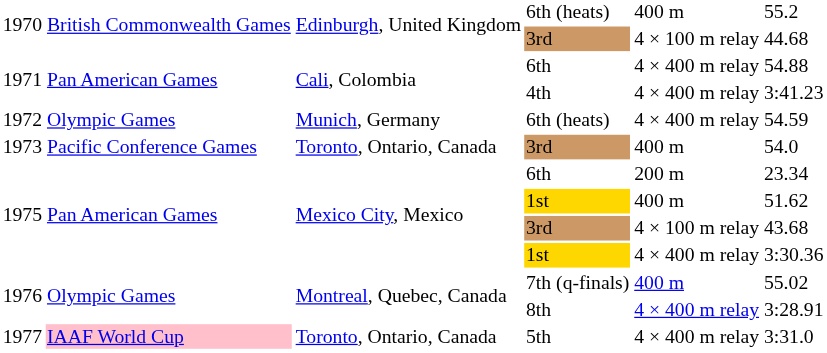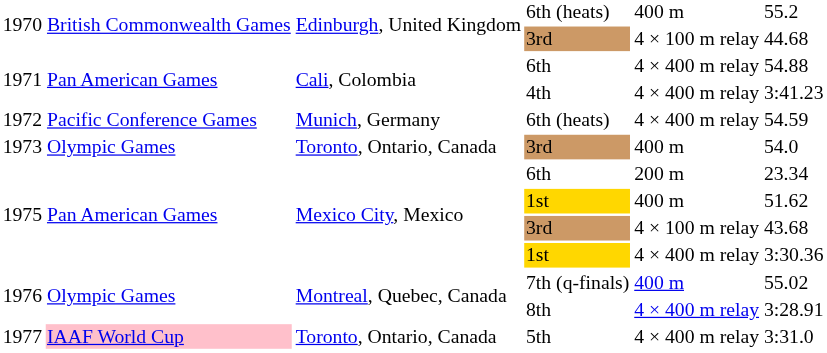(111, 119) Olympic Games -> (152, 119) Pacific Conference Games
(152, 146) Pacific Conference Games -> (111, 146) Olympic Games
